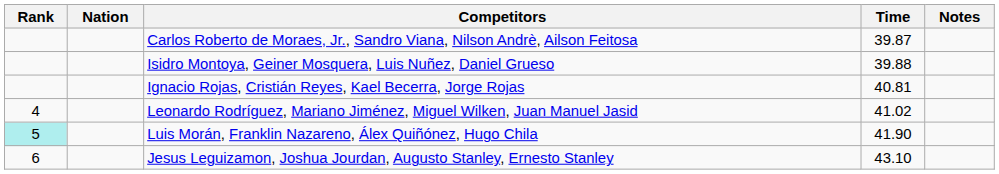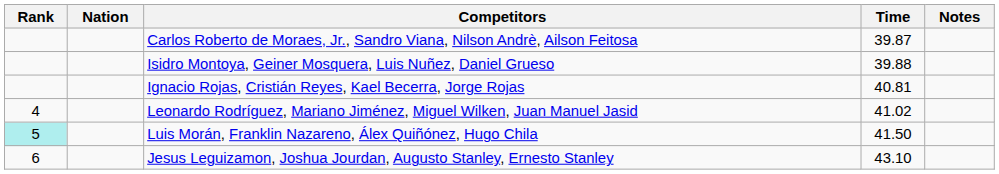(893, 134) 41.90 -> (893, 134) 41.50
